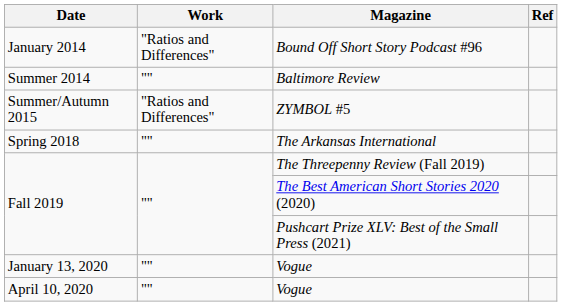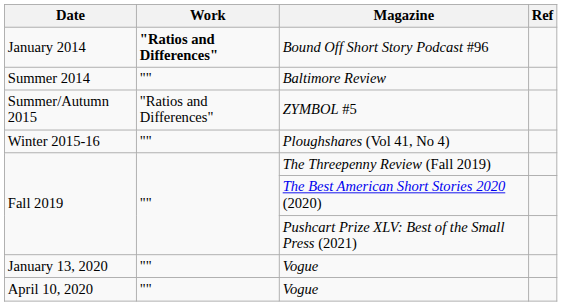(178, 47) normal -> (179, 47) bold
+ row: (54, 141)
- row: (44, 141)
